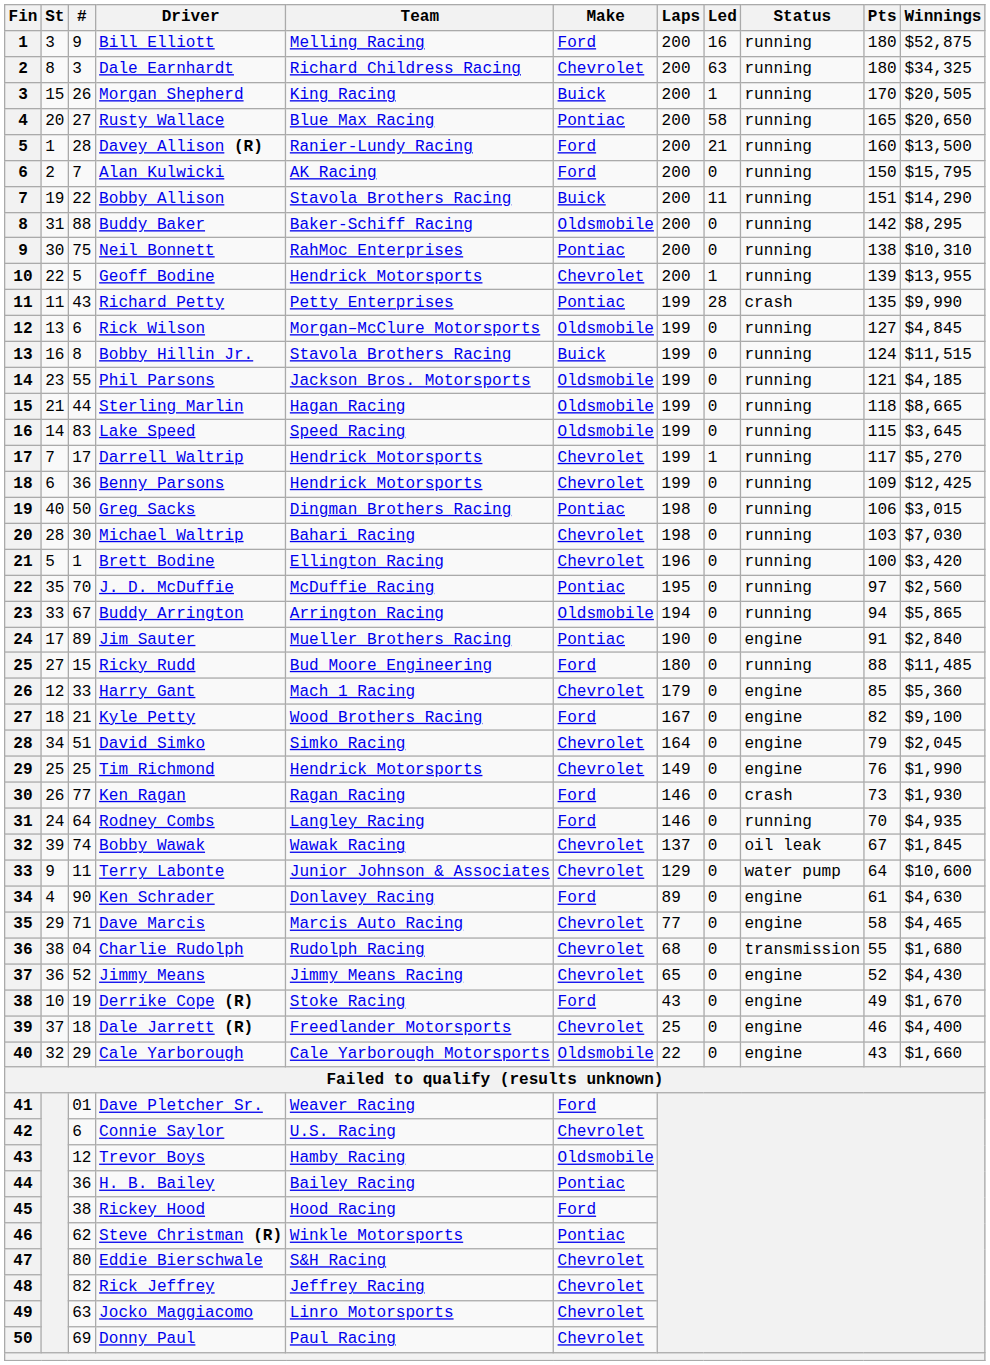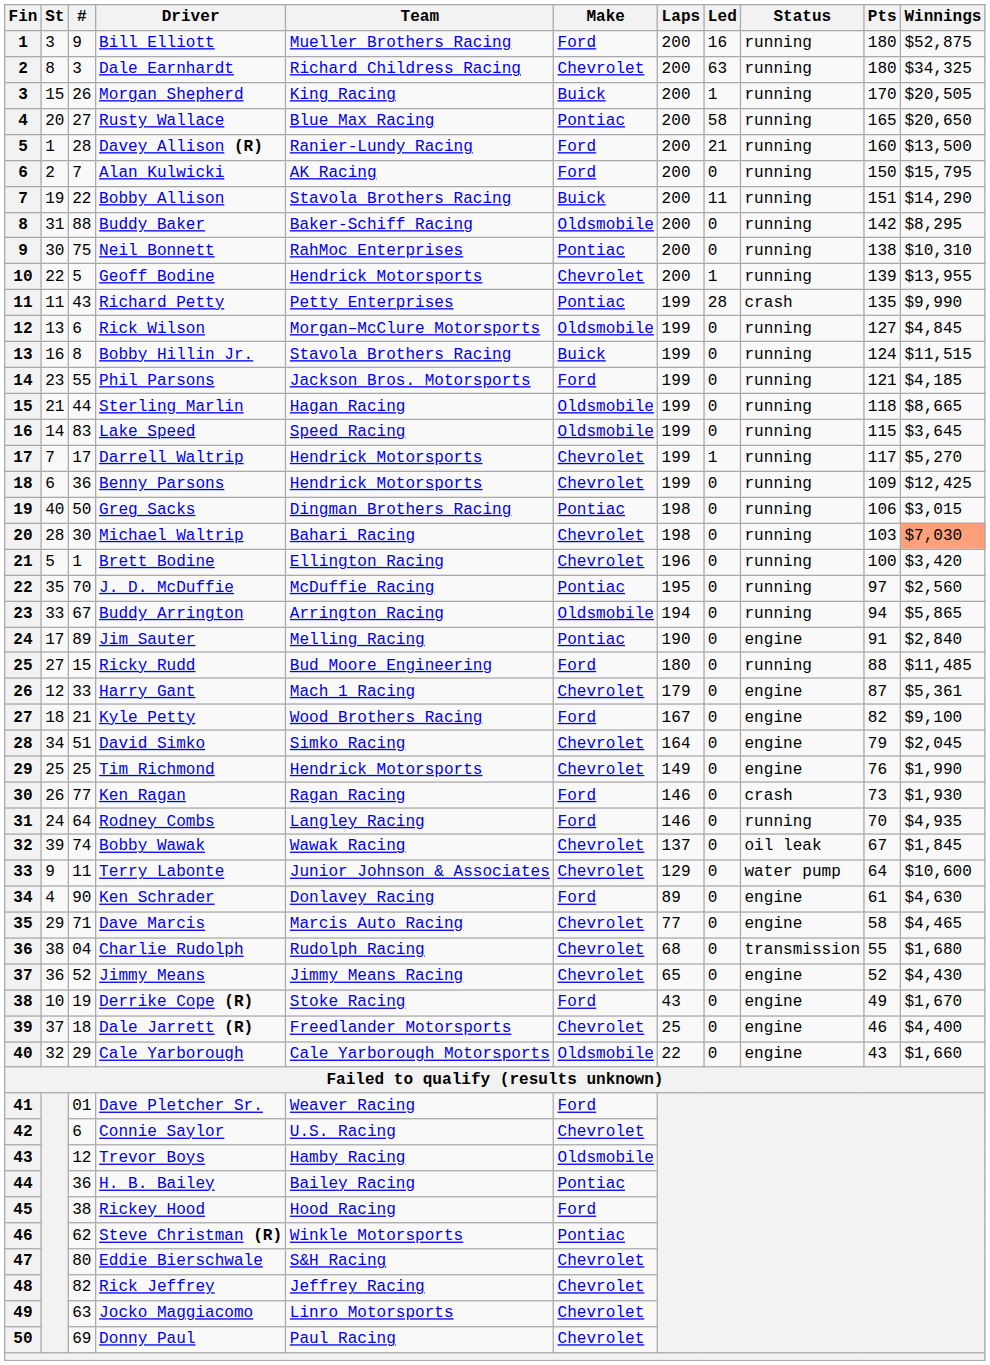(357, 44) Melling Racing -> (401, 44) Mueller Brothers Racing
(606, 381) Oldsmobile -> (577, 381) Ford
(933, 536) no background -> (933, 536) lightsalmon background
(401, 640) Mueller Brothers Racing -> (357, 640) Melling Racing
(877, 692) 85 -> (877, 692) 87
(933, 692) $5,360 -> (933, 692) $5,361
